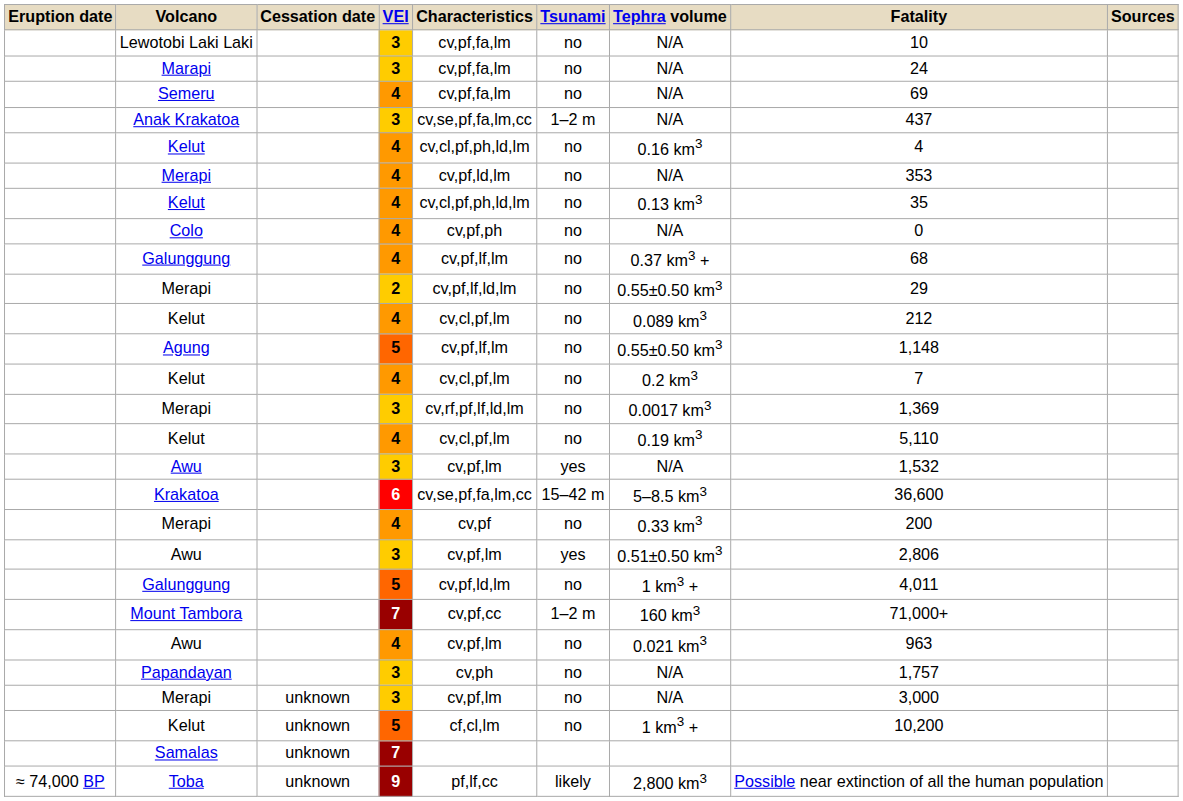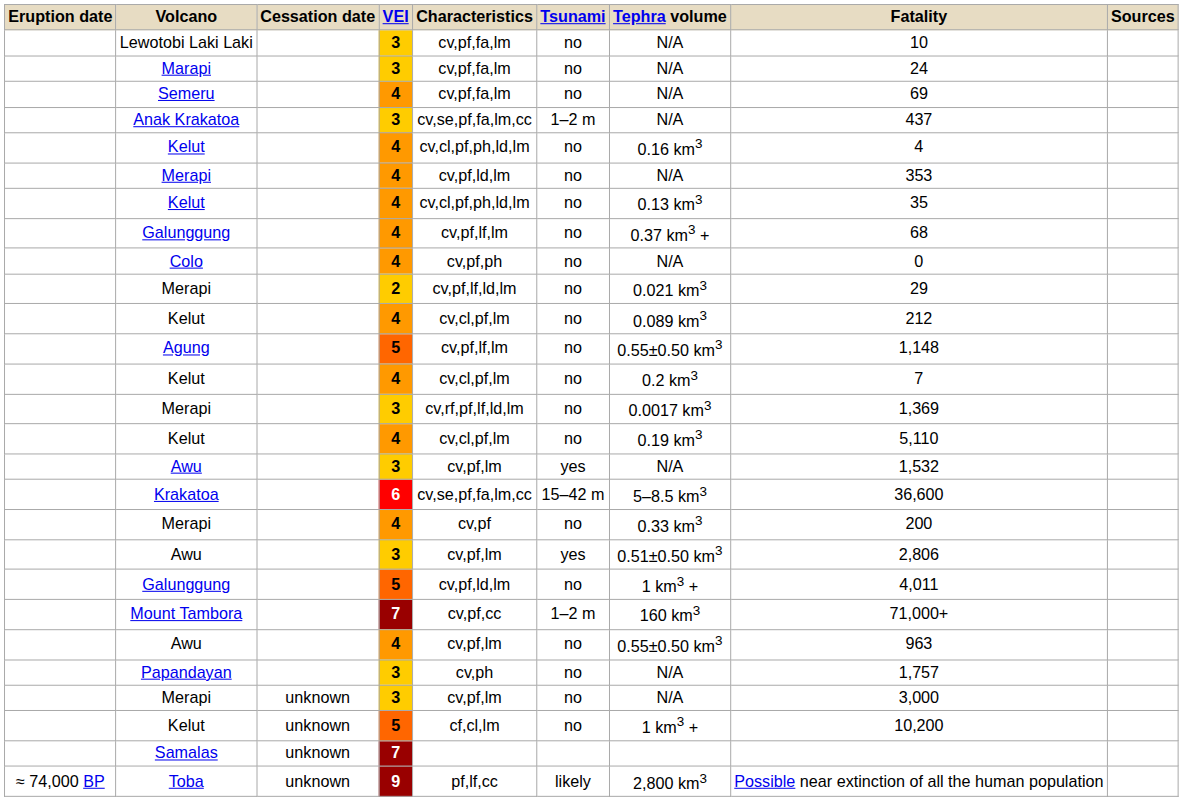rows swapped: (186, 231) <-> (186, 258)
(670, 288) 0.55±0.50 km3 -> (670, 288) 0.021 km3
(670, 644) 0.021 km3 -> (670, 644) 0.55±0.50 km3
